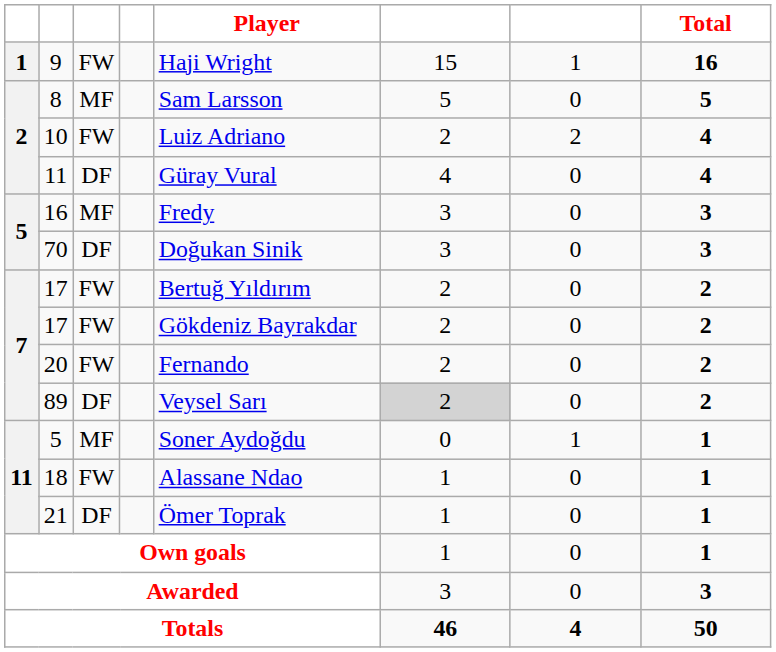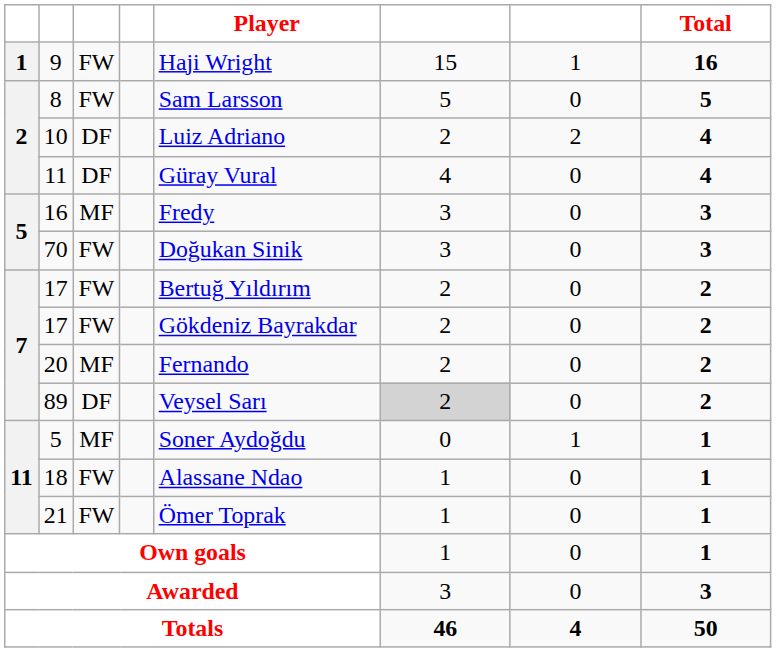(96, 99) MF -> (96, 99) FW
(96, 136) FW -> (96, 136) DF
(96, 250) DF -> (96, 250) FW
(96, 363) FW -> (96, 363) MF
(96, 514) DF -> (96, 514) FW
